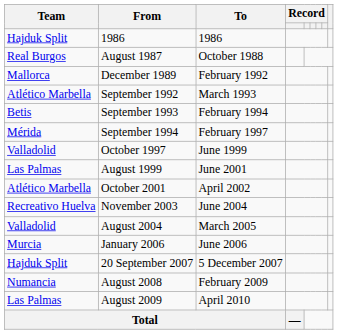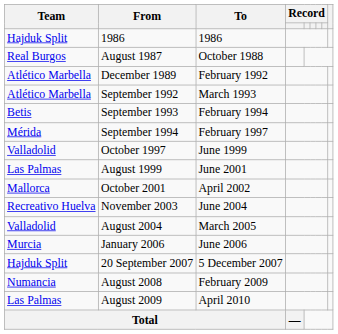(28, 75) Mallorca -> (49, 75) Atlético Marbella
(49, 188) Atlético Marbella -> (28, 188) Mallorca
